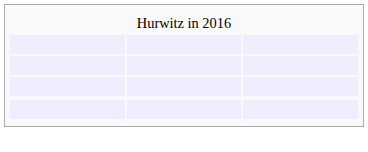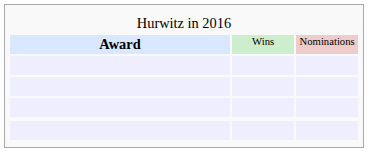+ row: (120, 44)
